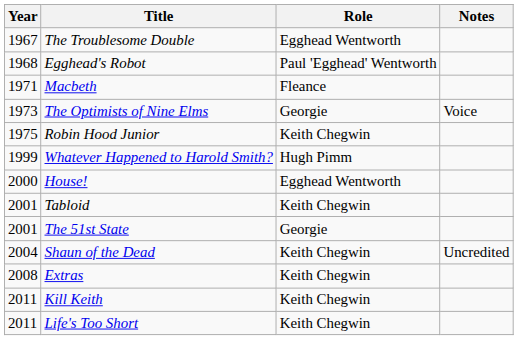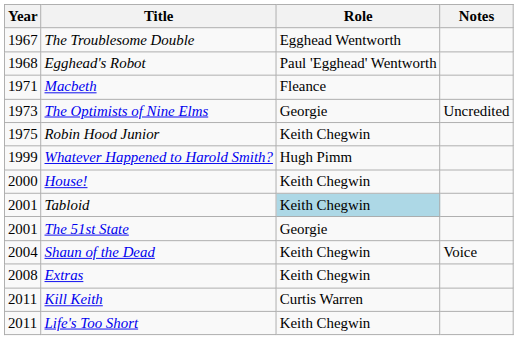(460, 110) Voice -> (476, 110) Uncredited
(340, 181) Egghead Wentworth -> (325, 181) Keith Chegwin
(325, 205) no background -> (325, 205) lightblue background
(476, 252) Uncredited -> (460, 252) Voice
(325, 299) Keith Chegwin -> (321, 299) Curtis Warren
